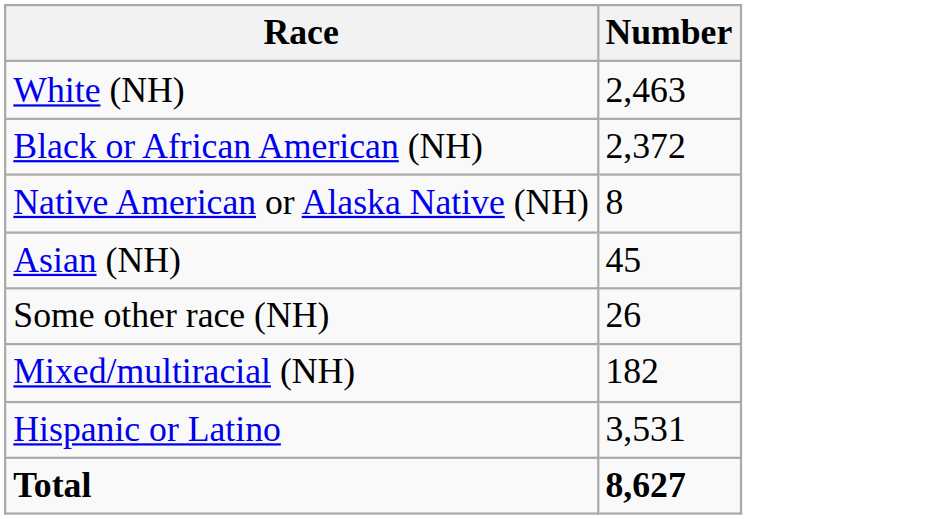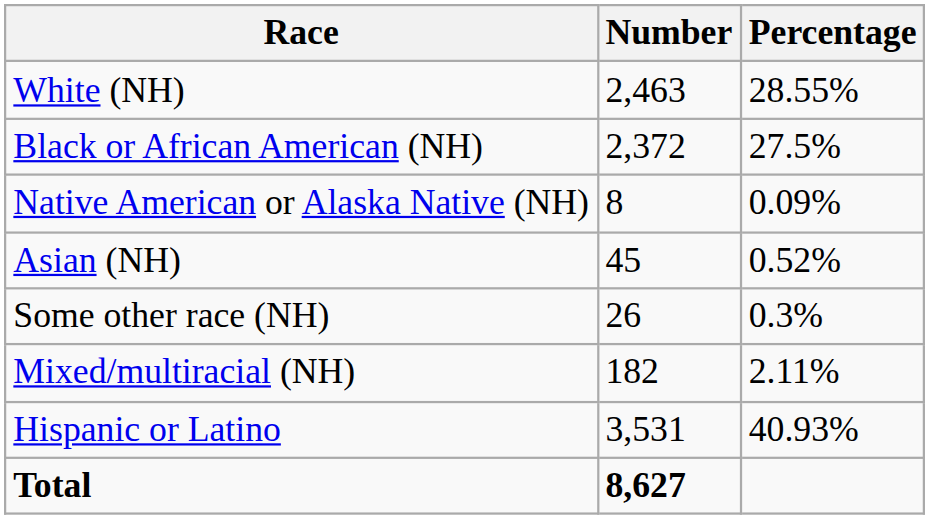+ column: (833, 32)
